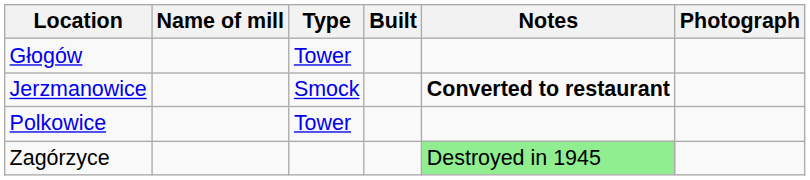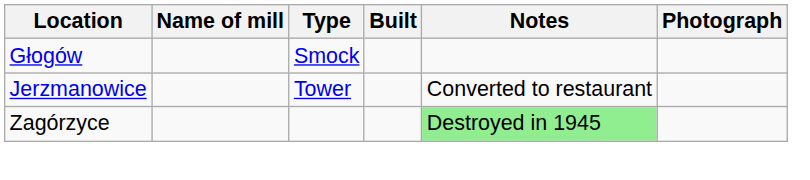(323, 55) Tower -> (327, 55) Smock
(327, 89) Smock -> (323, 89) Tower
(548, 89) bold -> (539, 89) normal
- row: (58, 123)
